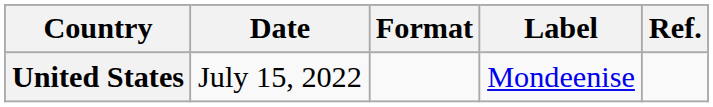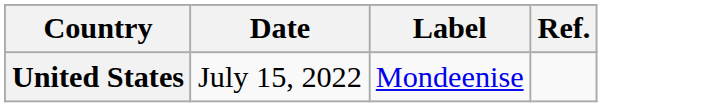- column: (424, 28)
